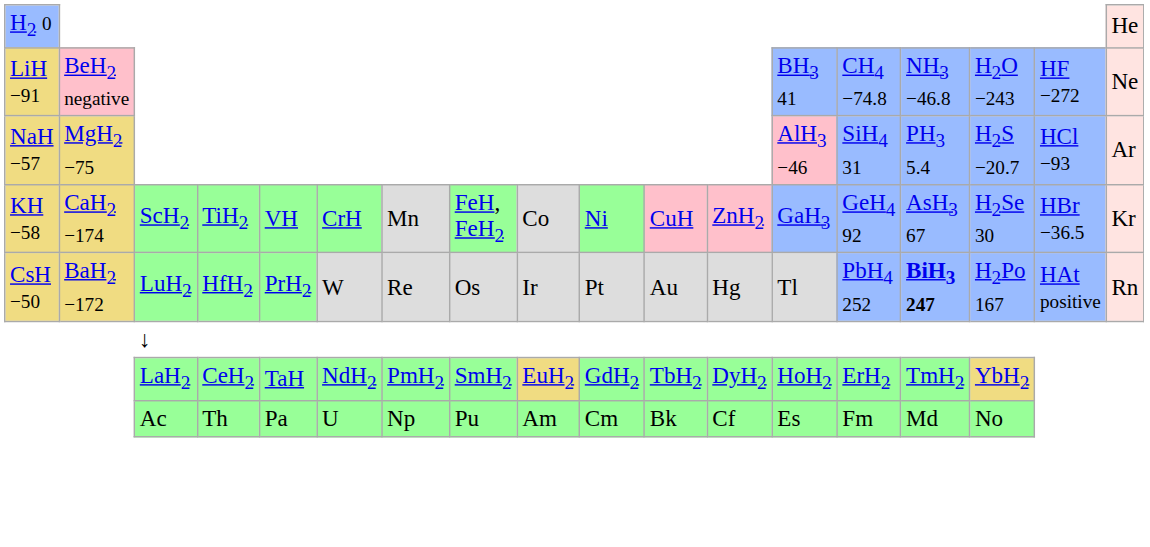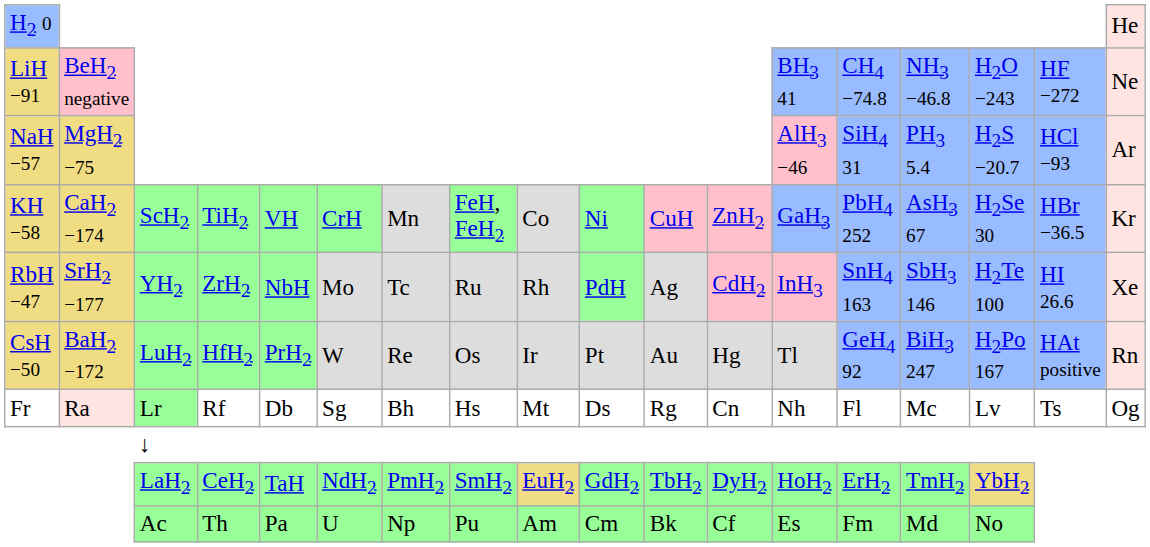(869, 218) GeH4 92 -> (868, 218) PbH4 252
+ row: (32, 286)
(868, 286) PbH4 252 -> (869, 355) GeH4 92
(931, 286) bold -> (930, 355) normal
+ row: (20, 407)
